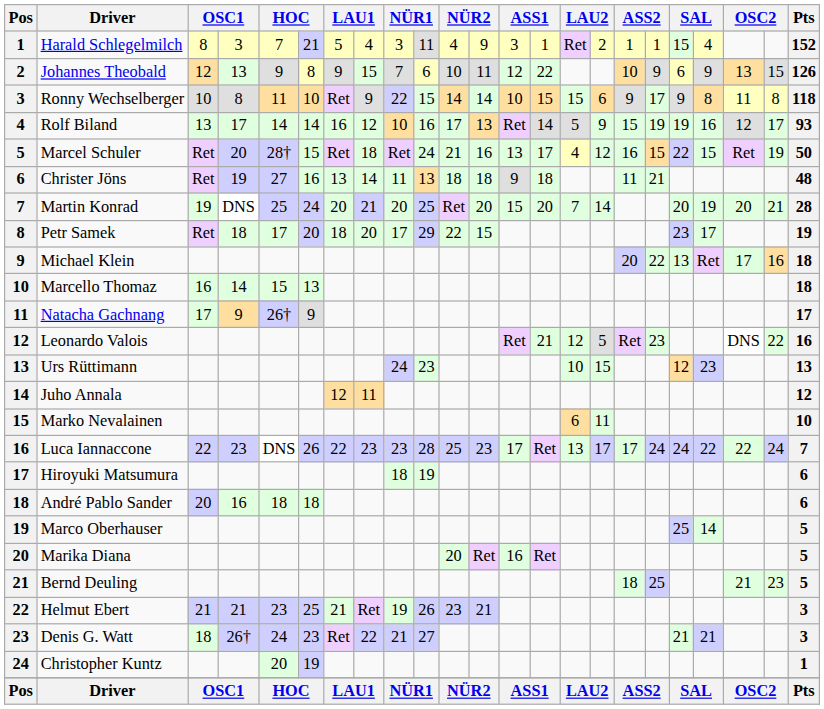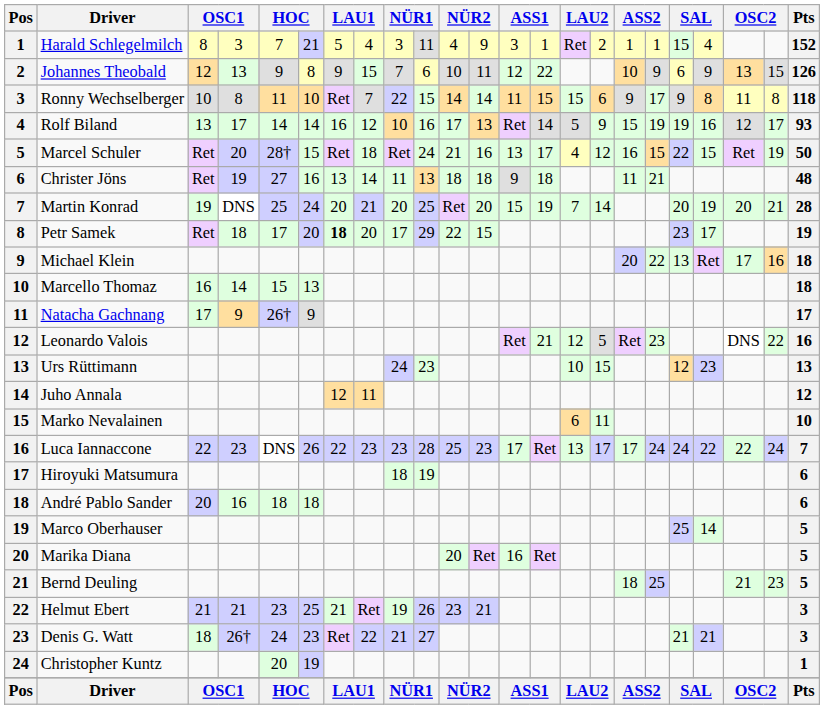(369, 98) 9 -> (369, 98) 7
(514, 98) 10 -> (514, 98) 11
(545, 206) 20 -> (545, 206) 19
(338, 232) normal -> (338, 232) bold
